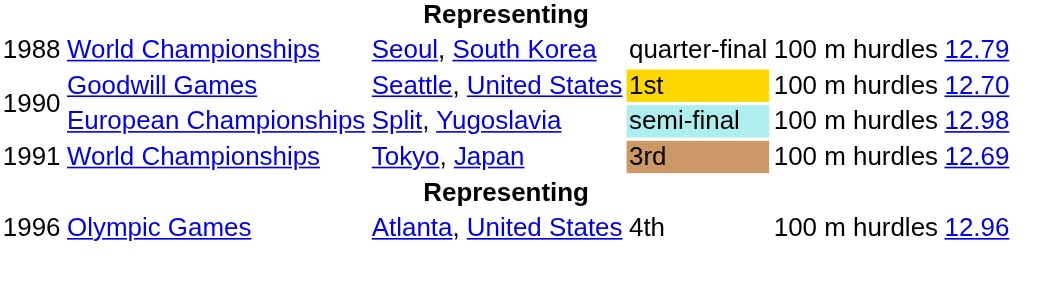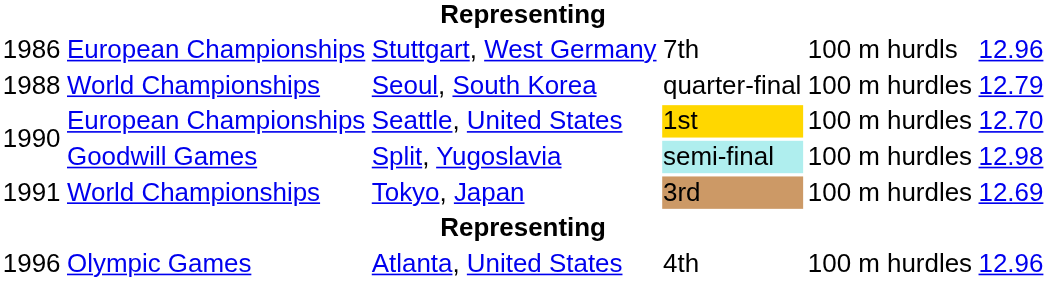+ row: (514, 49)
(162, 85) Goodwill Games -> (216, 121) European Championships
(216, 121) European Championships -> (162, 156) Goodwill Games
